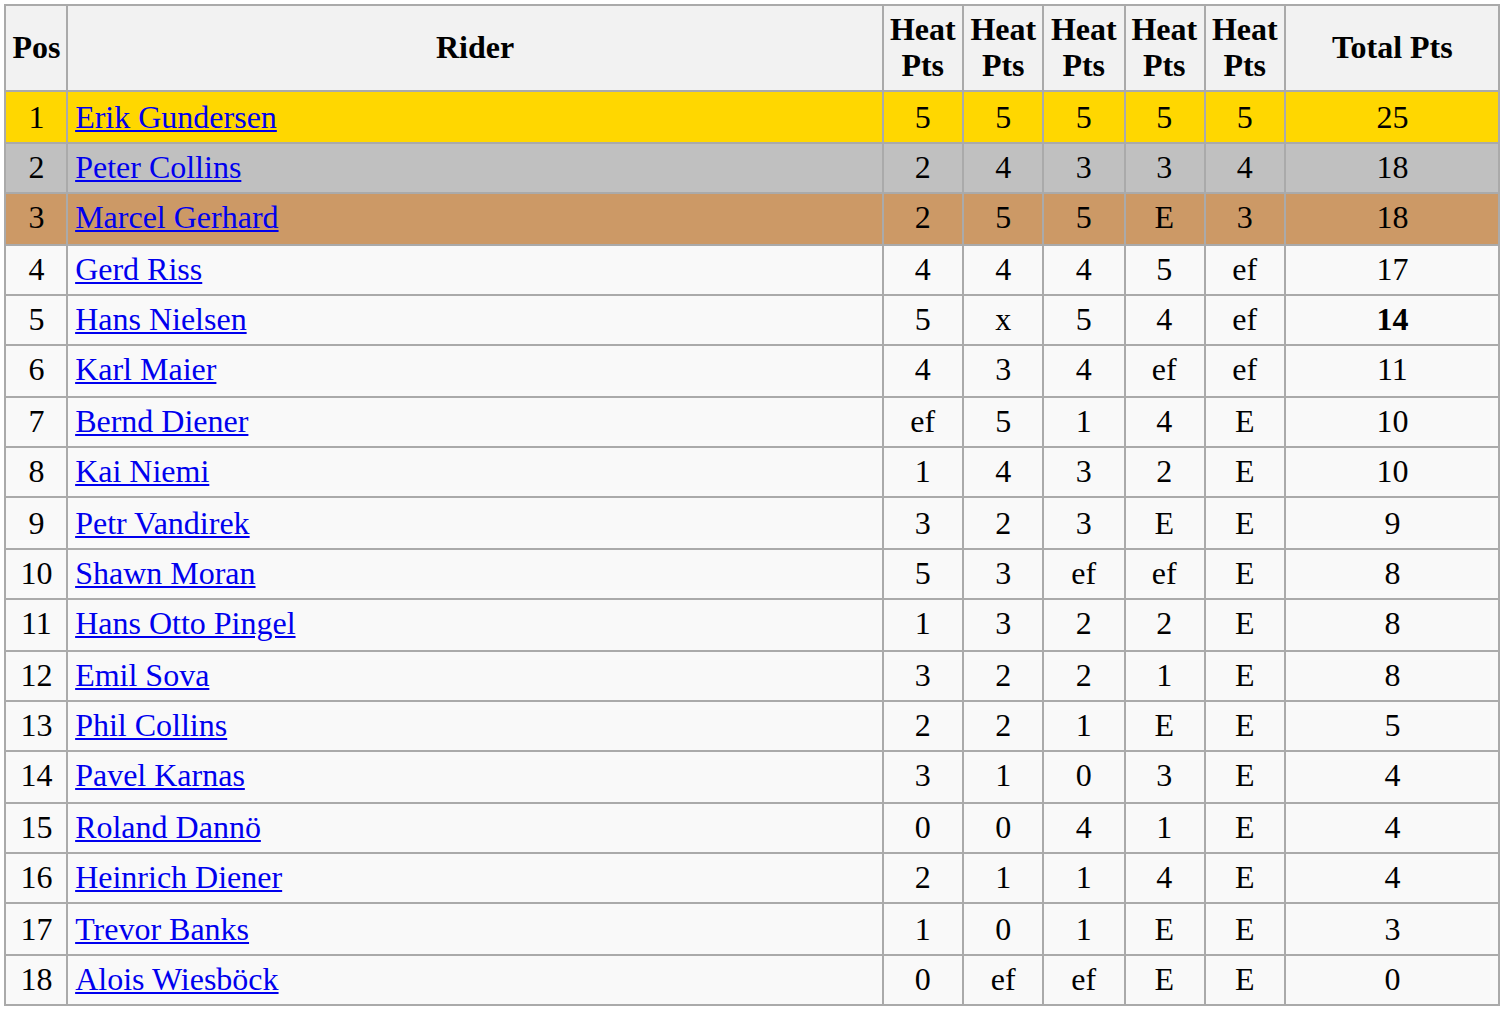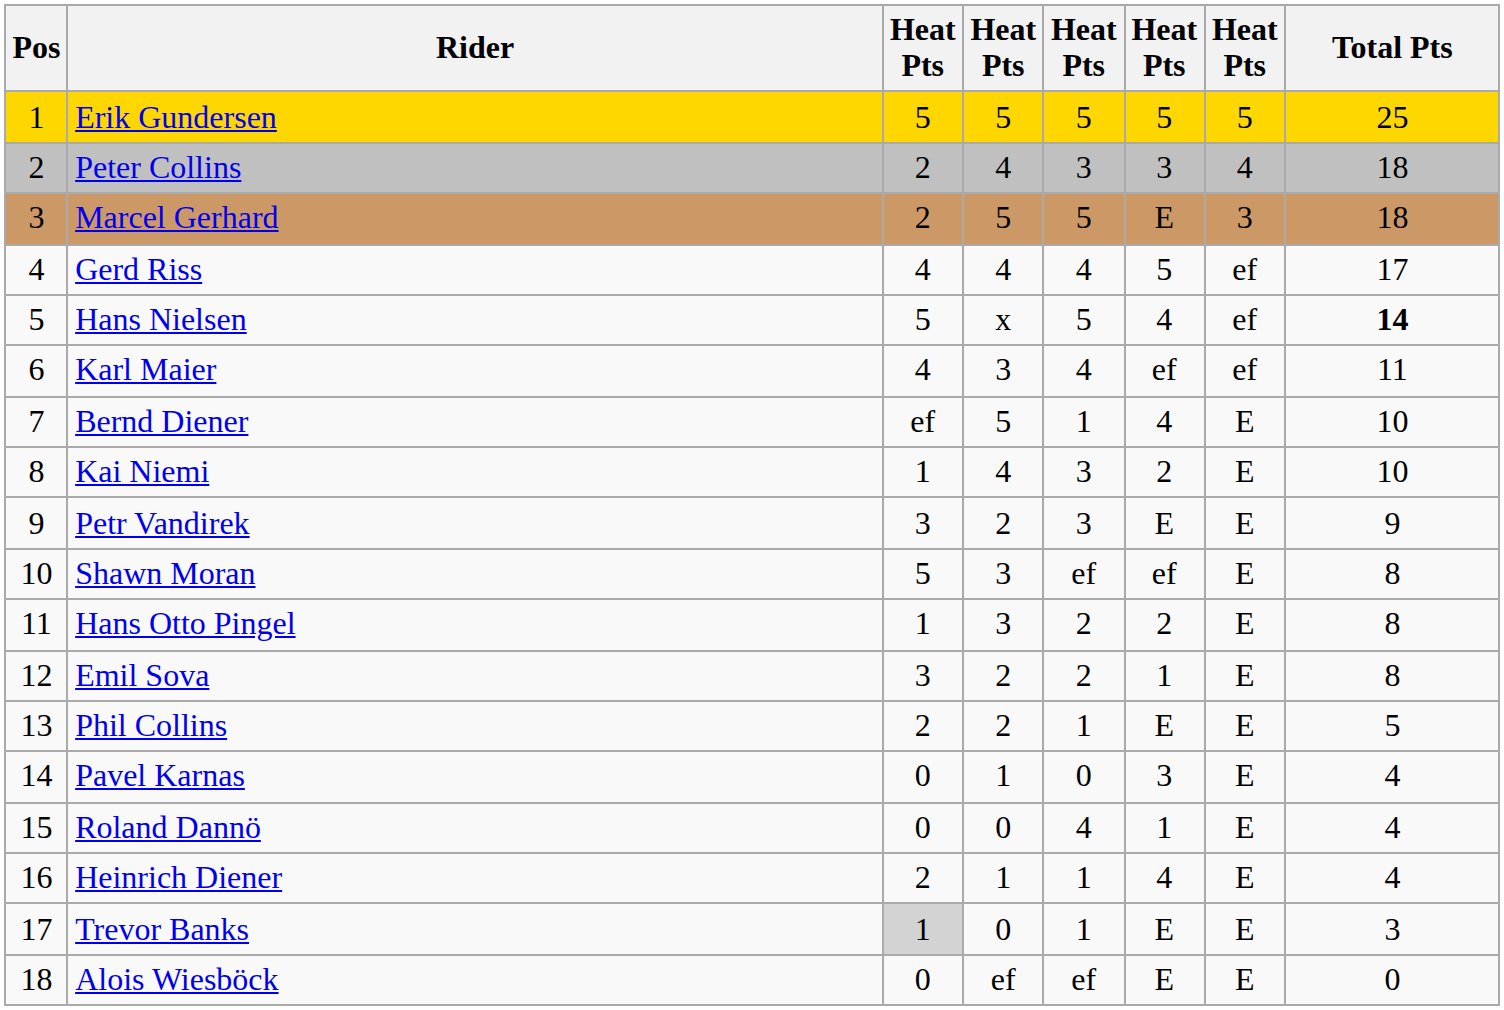(923, 776) 3 -> (923, 776) 0
(923, 928) no background -> (923, 928) lightgrey background
